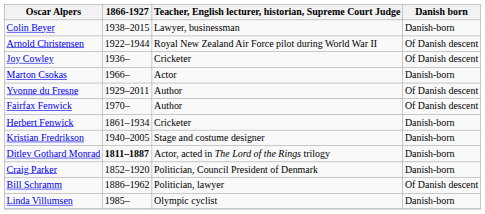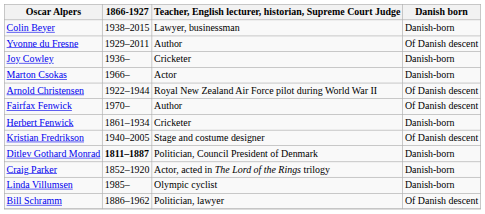rows swapped: (45, 43) <-> (42, 91)
(442, 59) Of Danish descent -> (430, 59) Danish-born
(430, 138) Danish-born -> (442, 138) Of Danish descent
(242, 153) Actor, acted in The Lord of the Rings trilogy -> (236, 153) Politician, Council President of Denmark
(236, 169) Politician, Council President of Denmark -> (242, 169) Actor, acted in The Lord of the Rings trilogy
rows swapped: (34, 185) <-> (40, 201)
